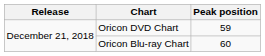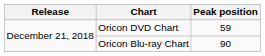(226, 43) 60 -> (226, 43) 90
